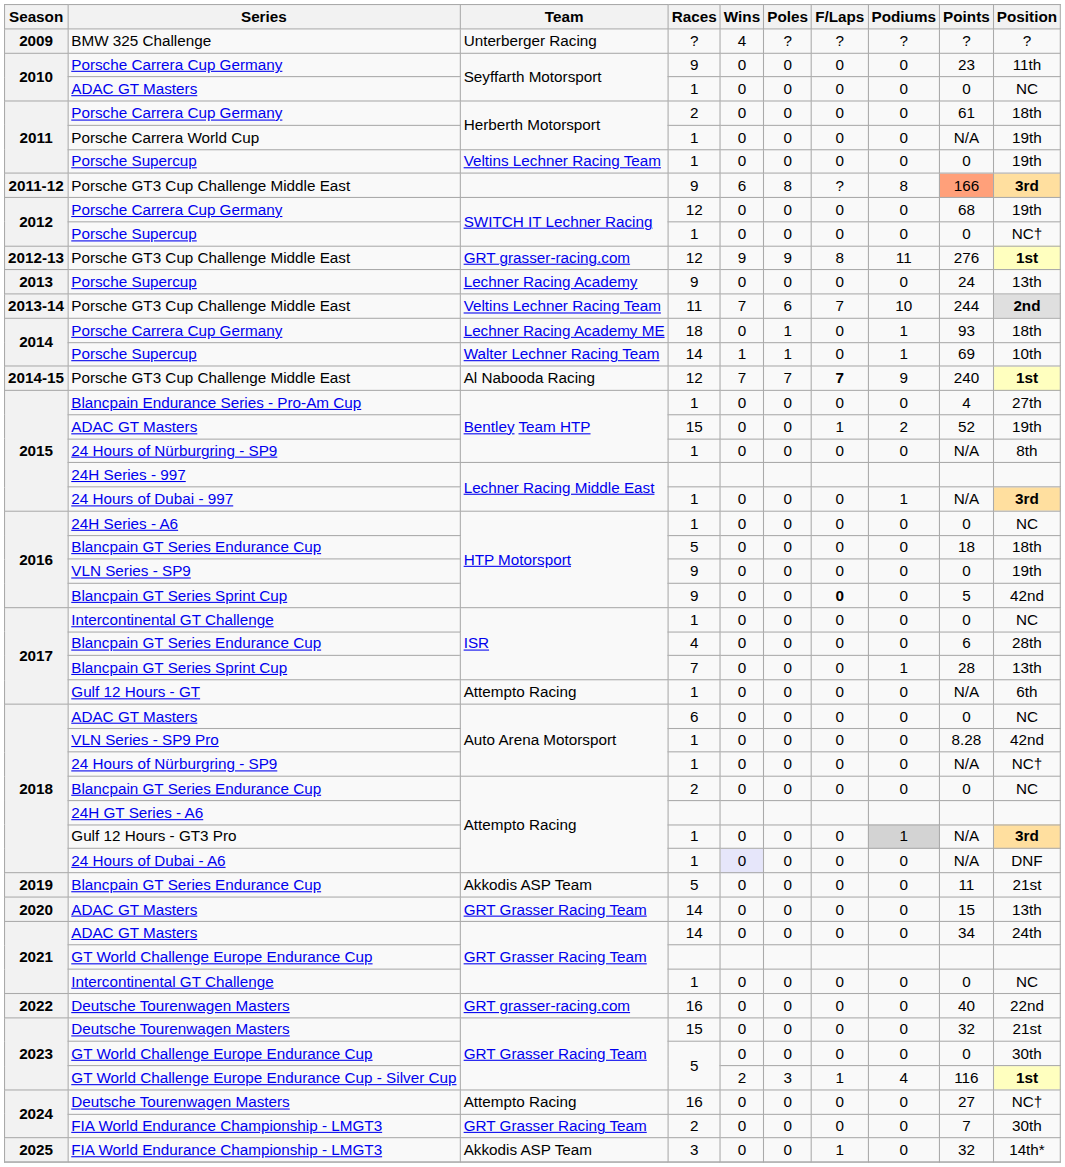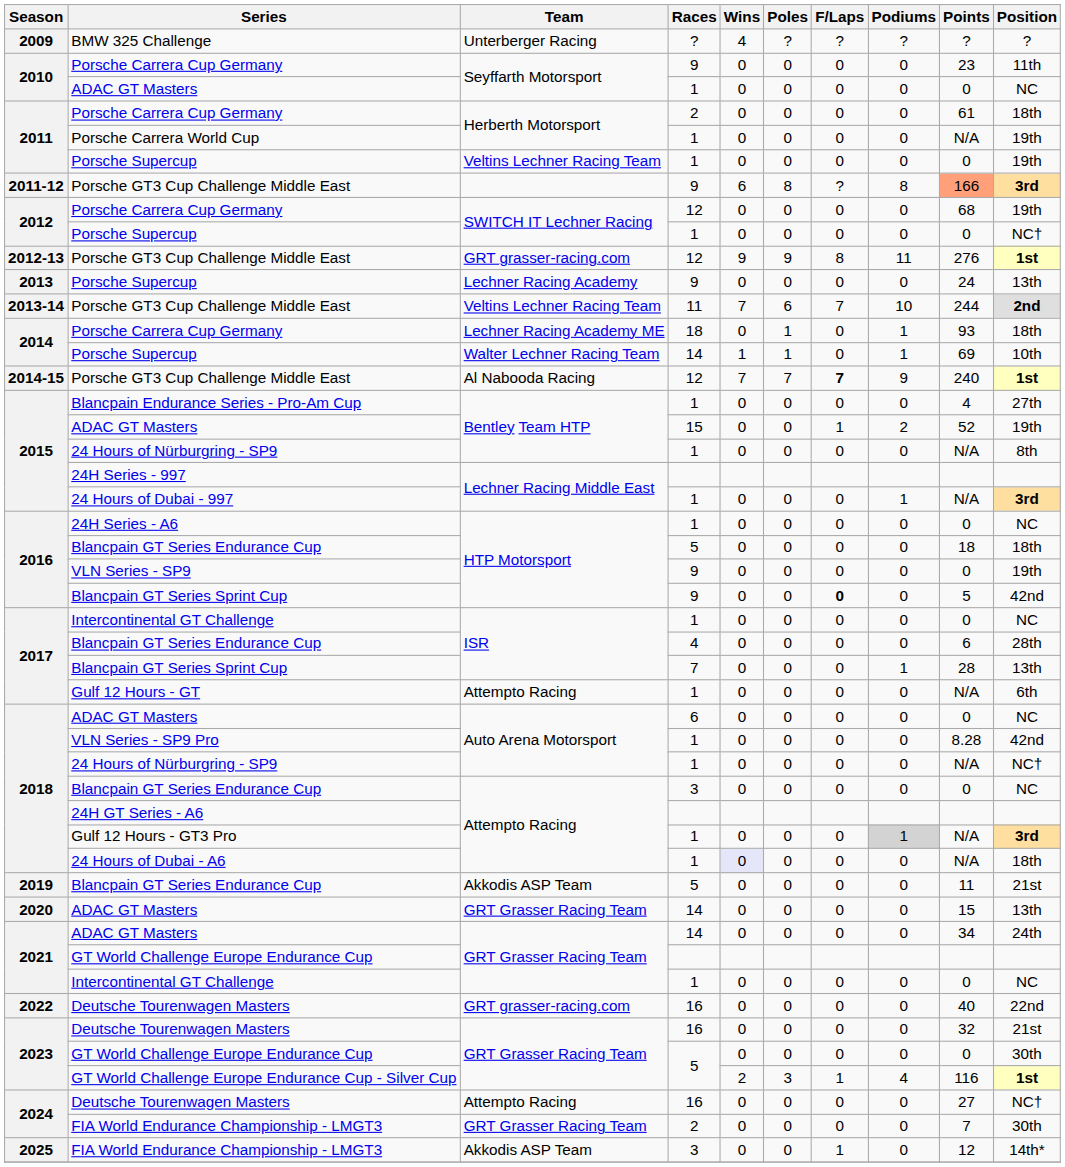(694, 789) 2 -> (694, 789) 3
(1027, 861) DNF -> (1027, 861) 18th
(694, 1030) 15 -> (694, 1030) 16
(966, 1150) 32 -> (966, 1150) 12
